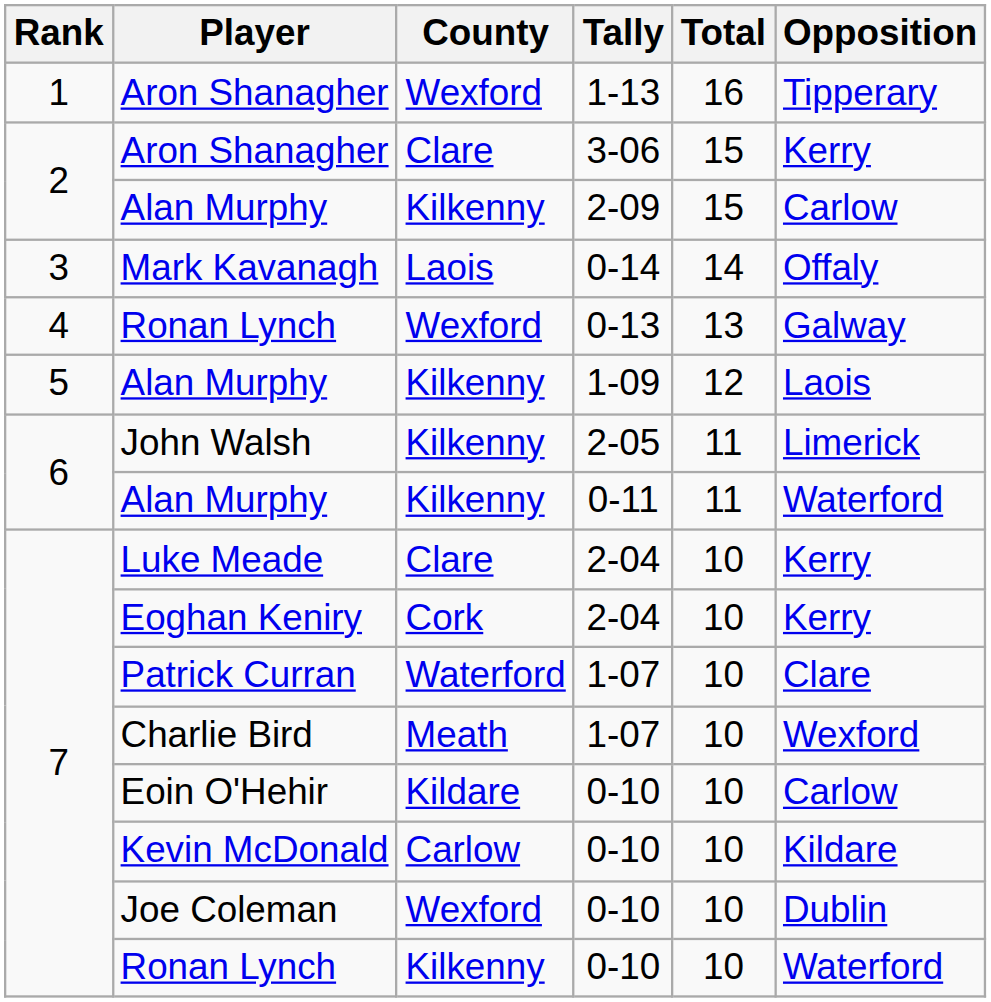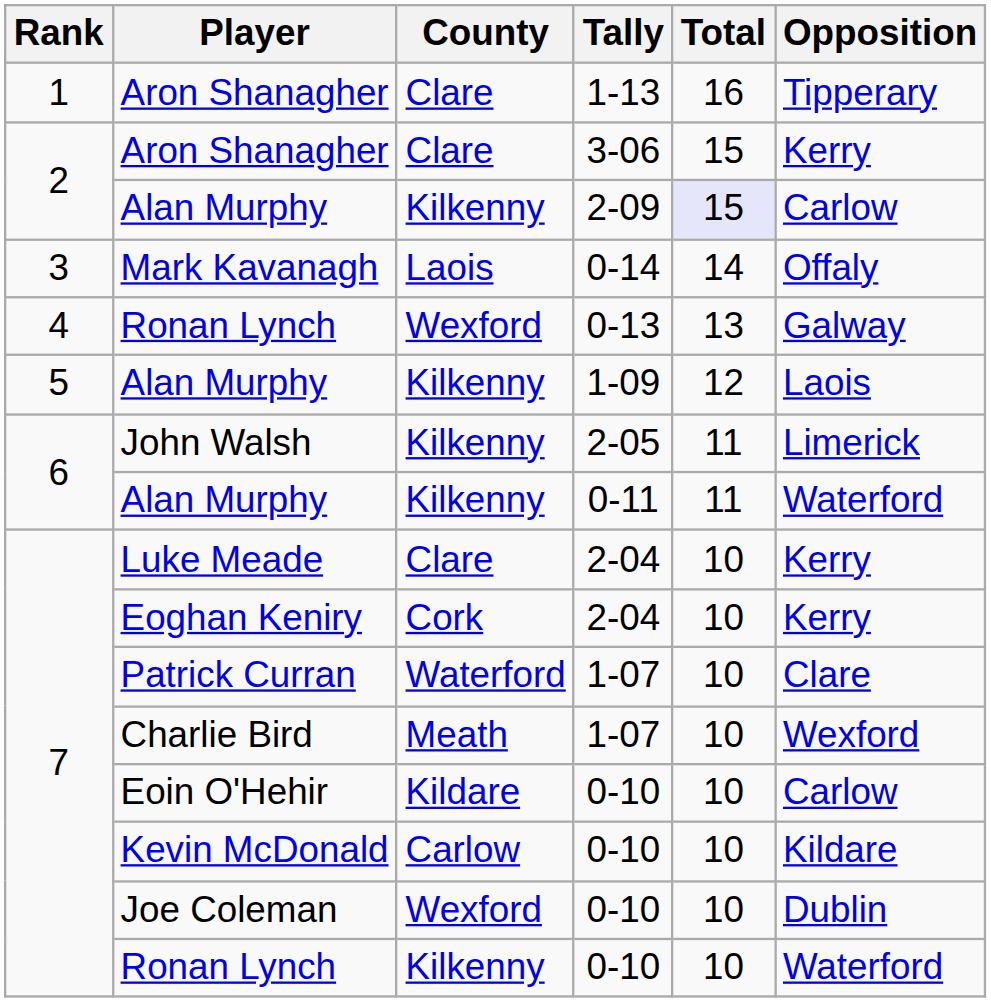(474, 92) Wexford -> (450, 92) Clare
(723, 208) no background -> (723, 208) lavender background
